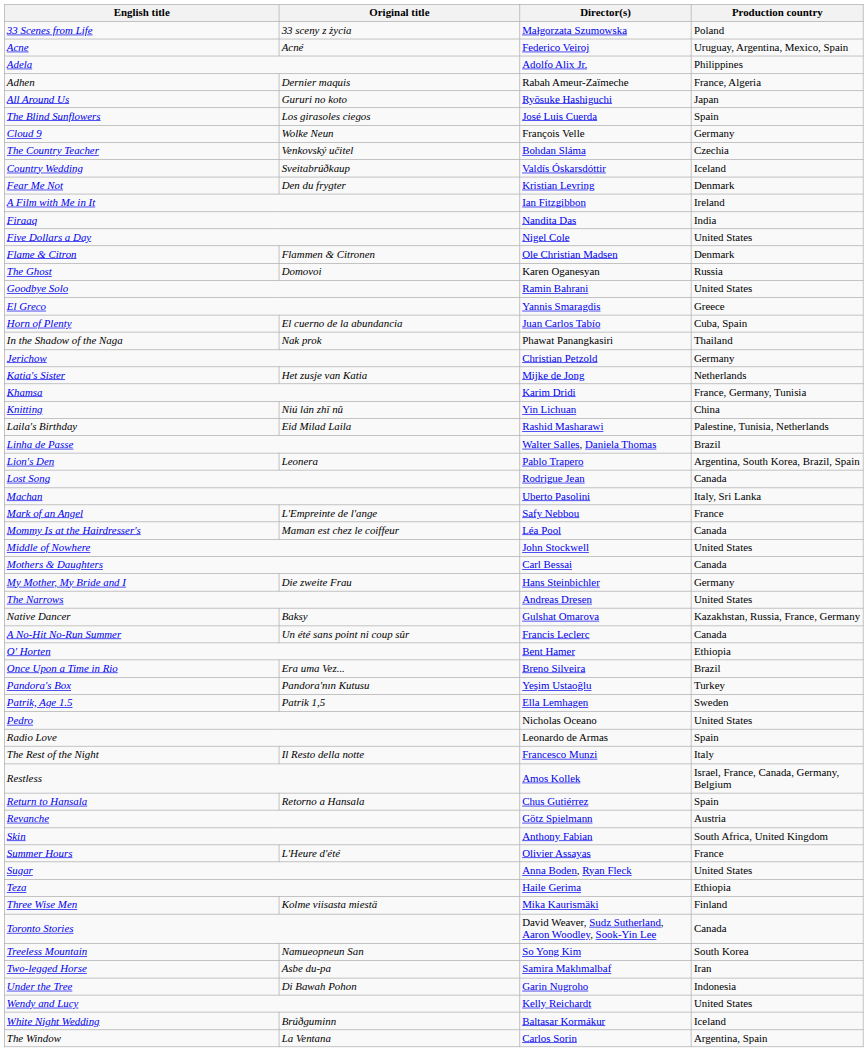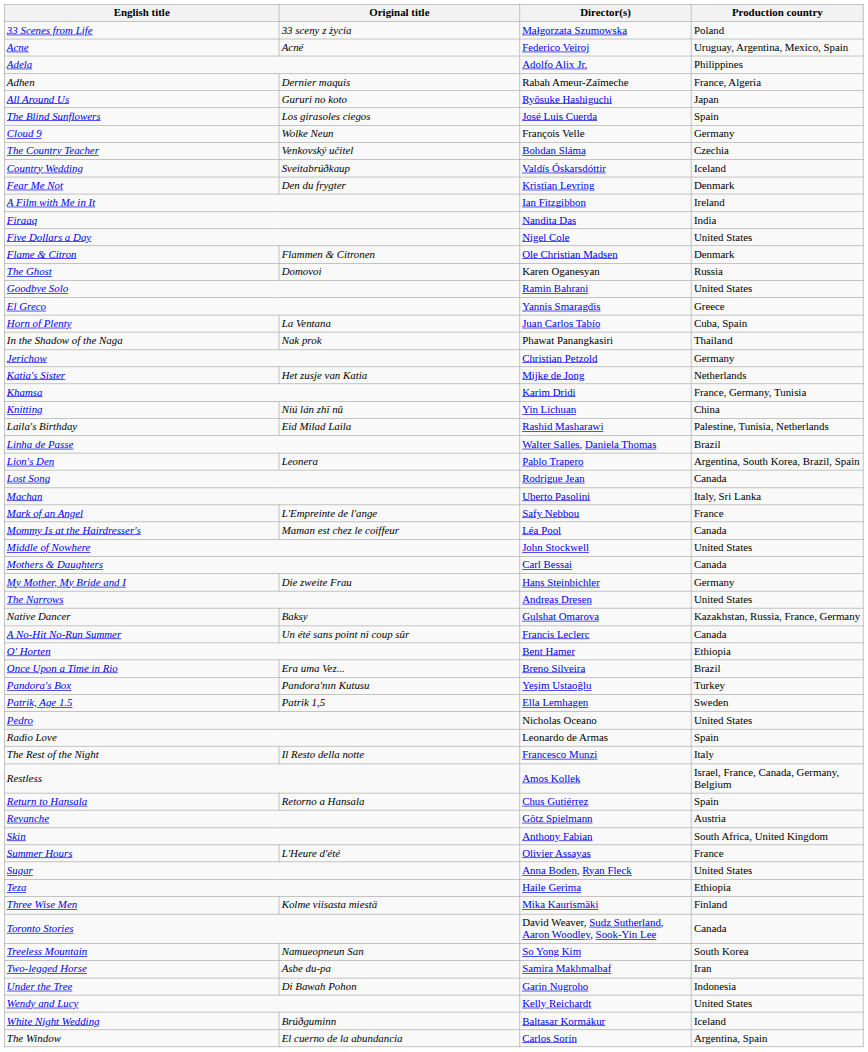(342, 323) El cuerno de la abundancia -> (306, 323) La Ventana
(306, 1038) La Ventana -> (342, 1038) El cuerno de la abundancia
